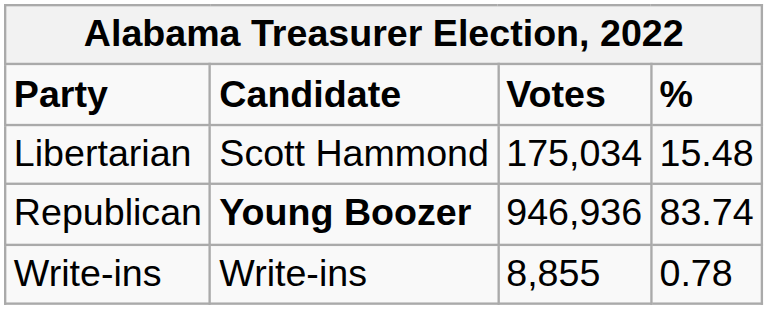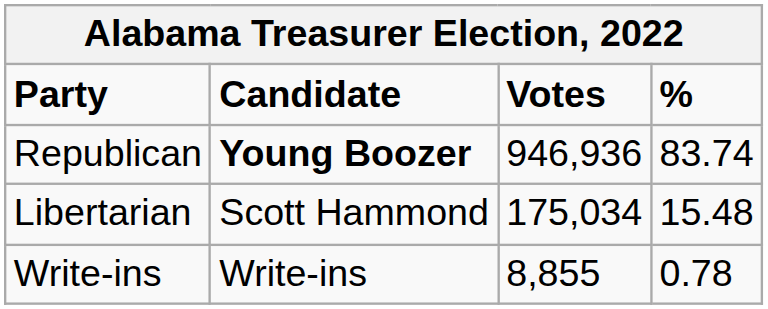rows swapped: (108, 213) <-> (103, 153)
